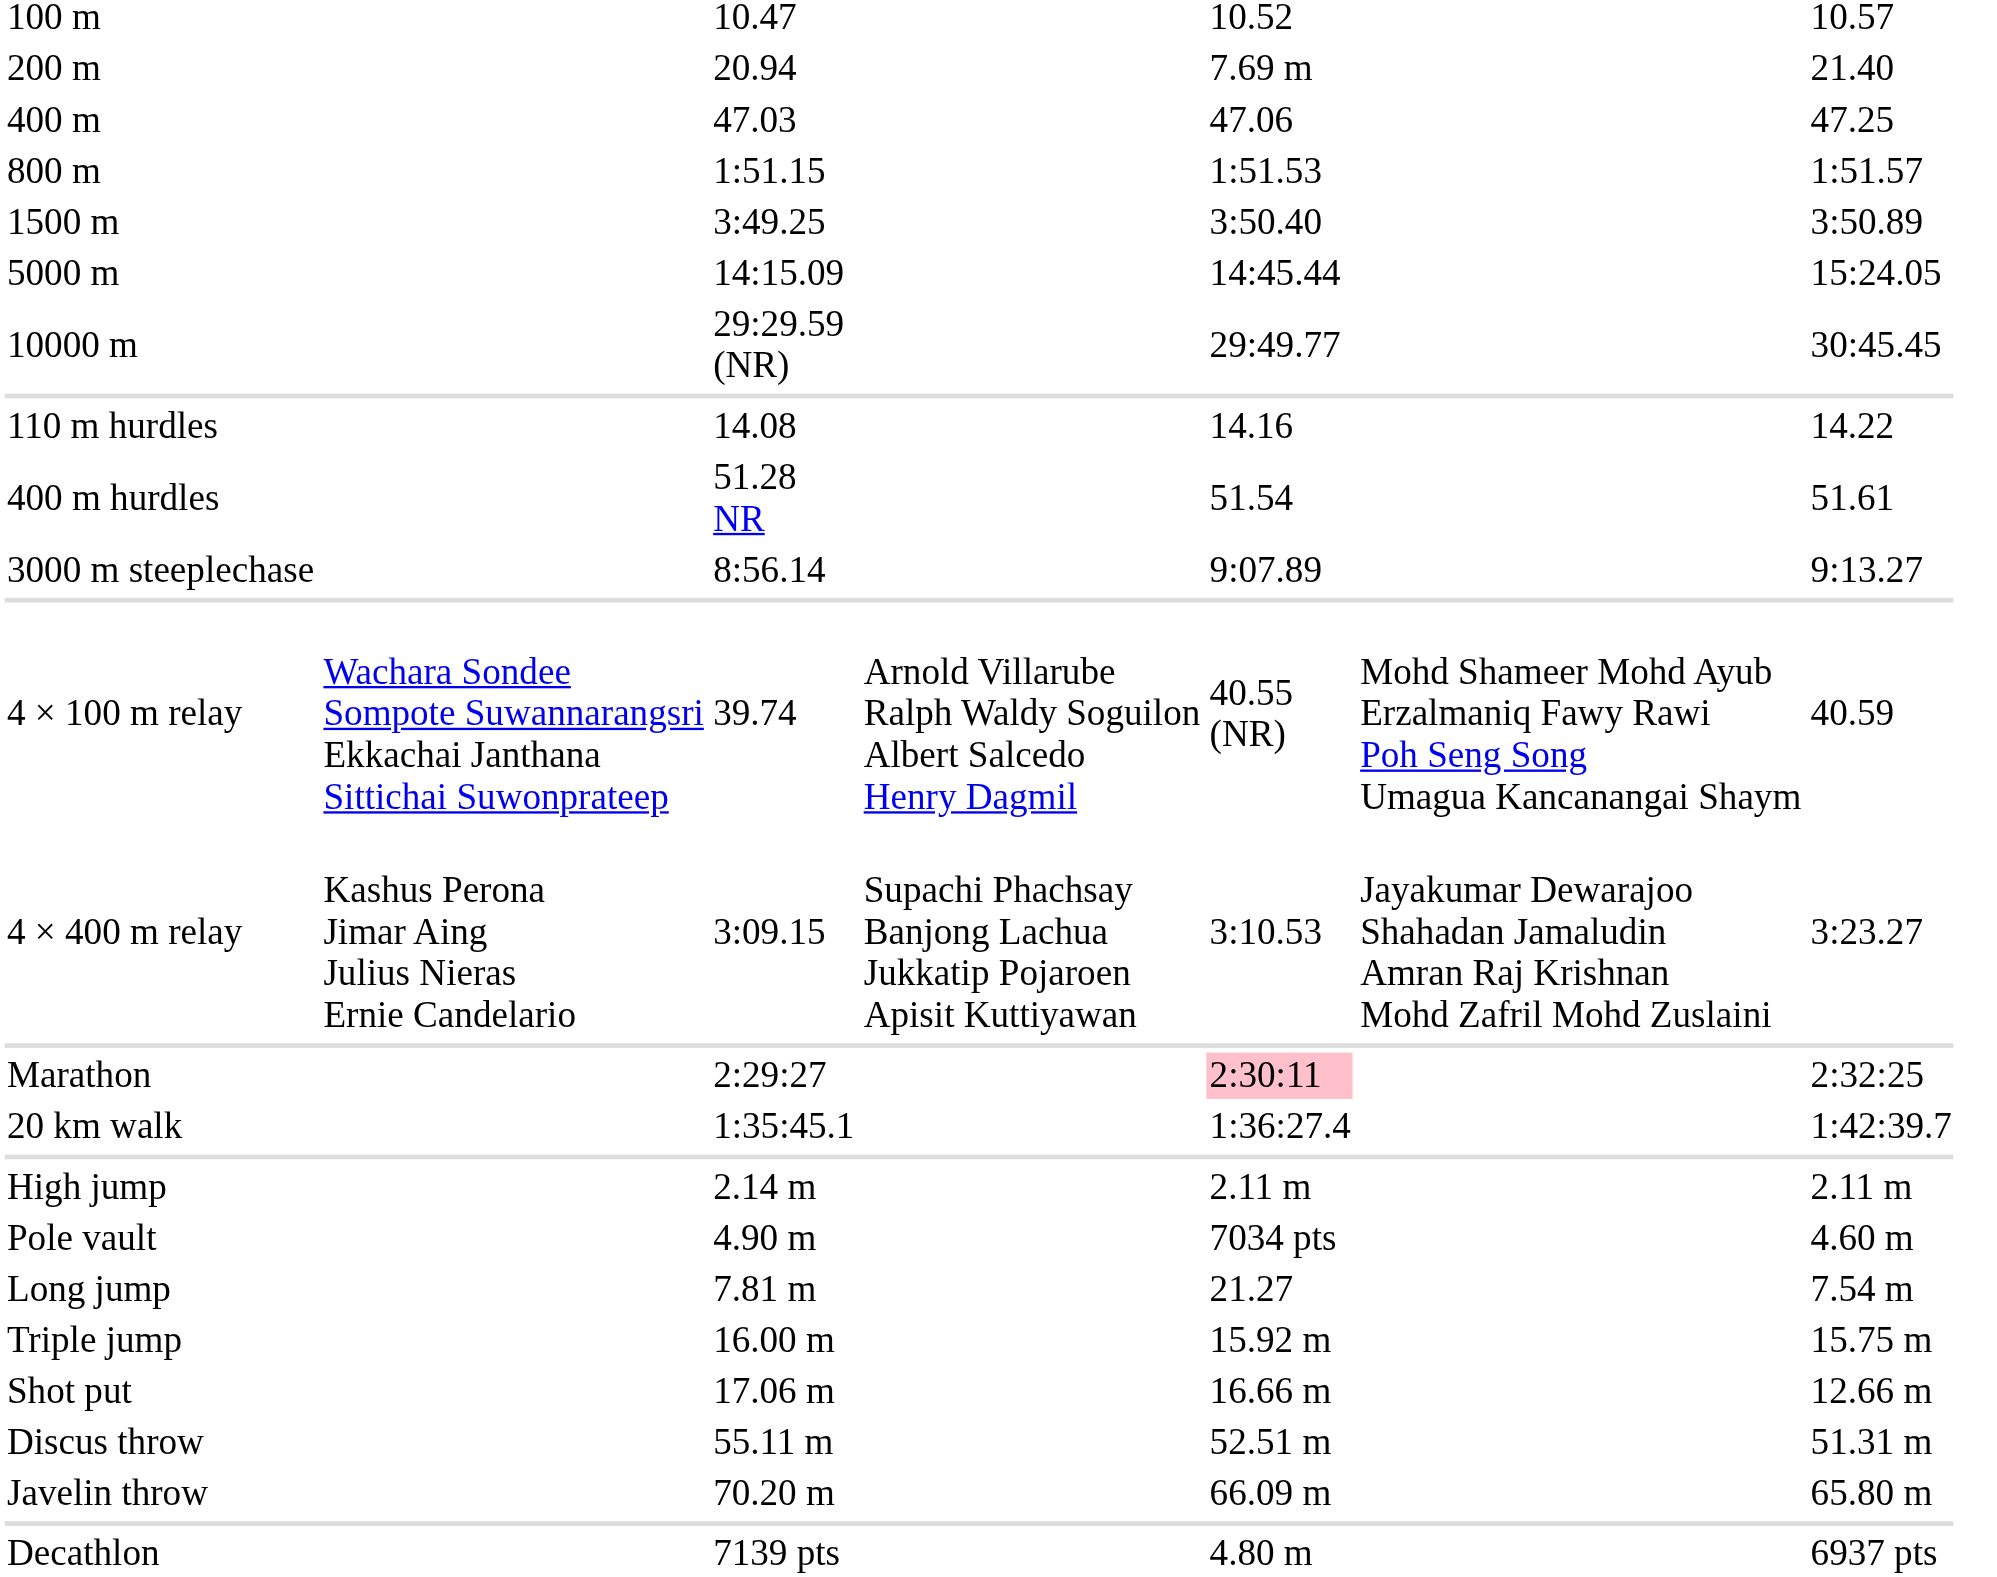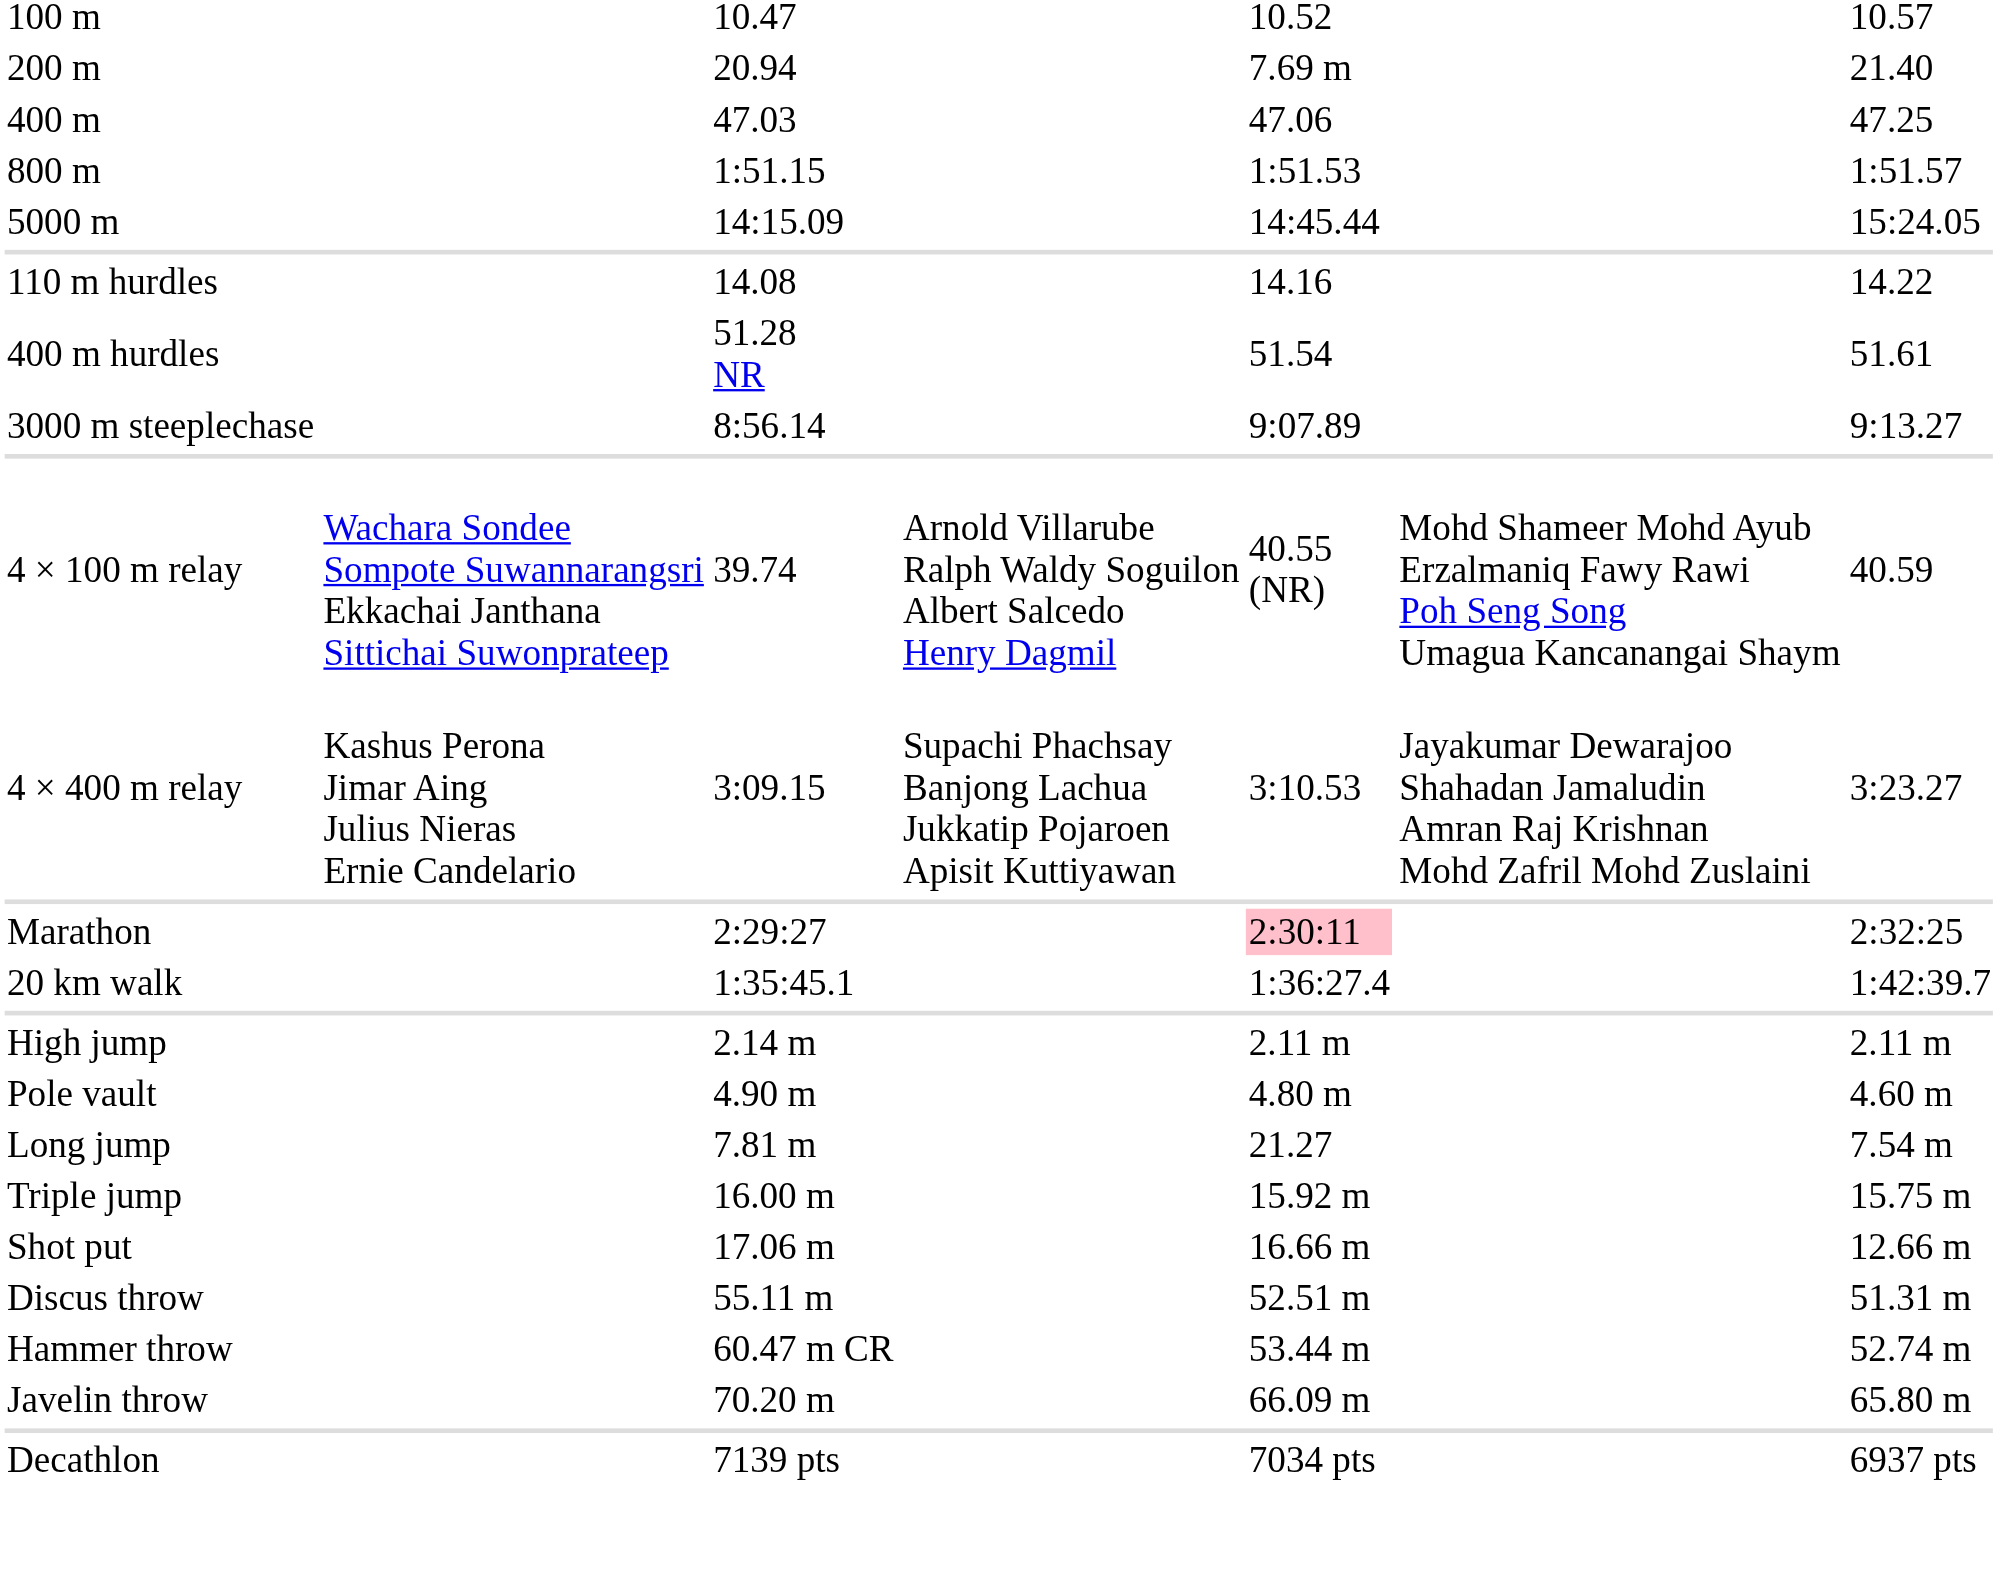- row: (63, 221)
- row: (72, 344)
(1273, 1237) 7034 pts -> (1300, 1093) 4.80 m
+ row: (120, 1348)
(1261, 1553) 4.80 m -> (1312, 1460) 7034 pts
